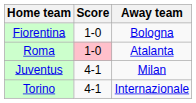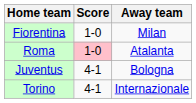(152, 32) Bologna -> (152, 32) Milan
(152, 70) Milan -> (152, 70) Bologna
